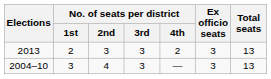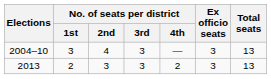rows swapped: (29, 66) <-> (29, 50)
